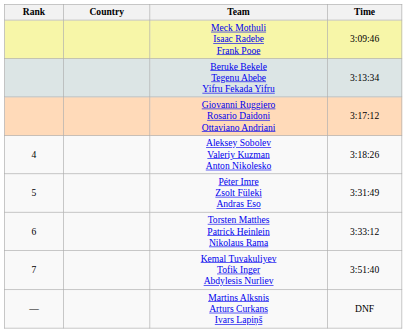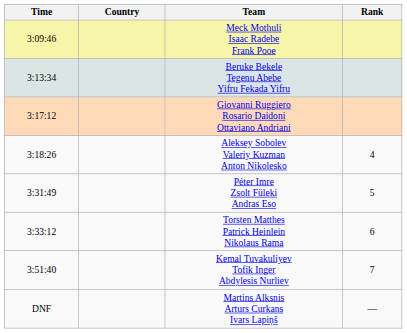columns swapped: (34, 12) <-> (365, 12)
